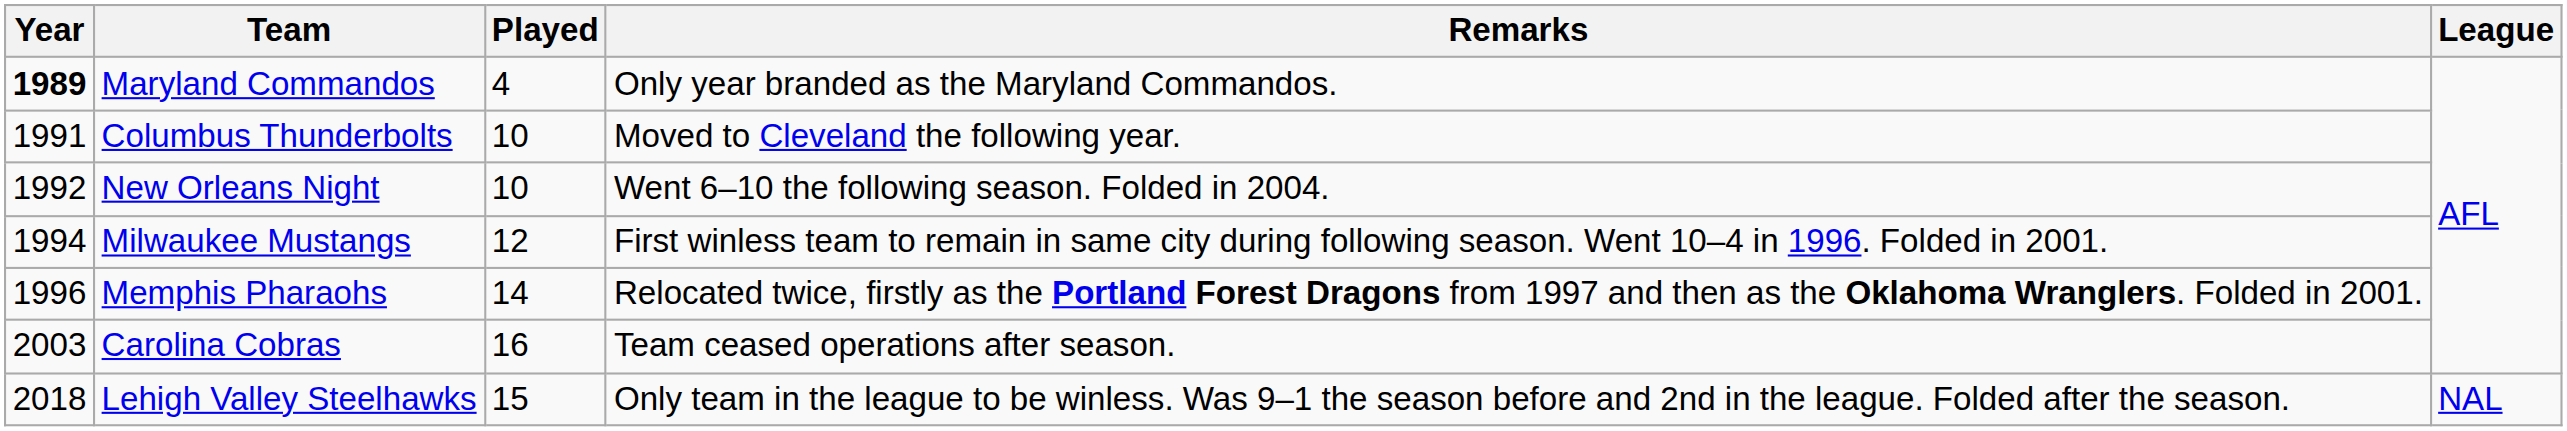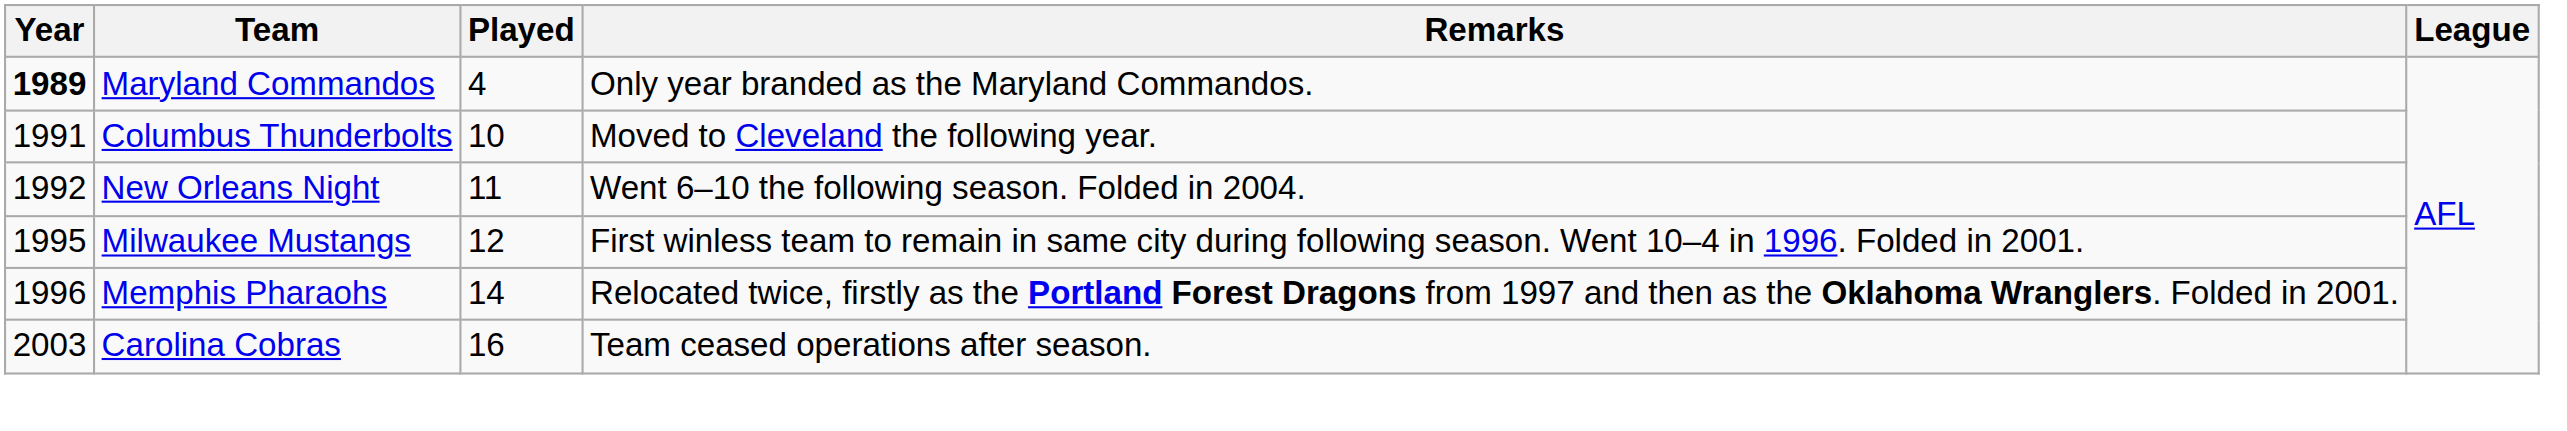(510, 188) 10 -> (485, 188) 11
(50, 240) 1994 -> (50, 240) 1995
- row: (289, 398)
